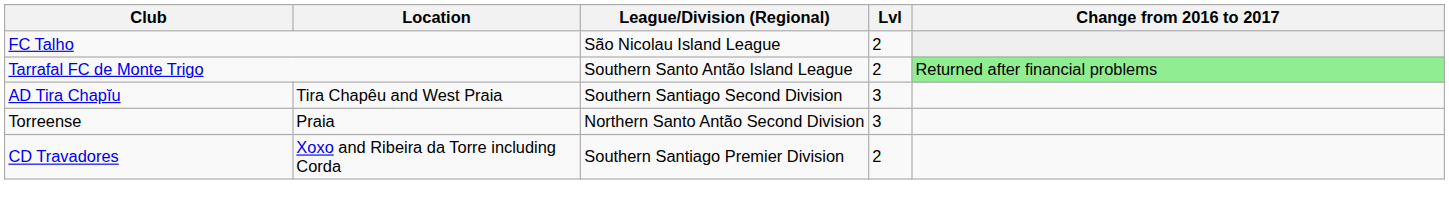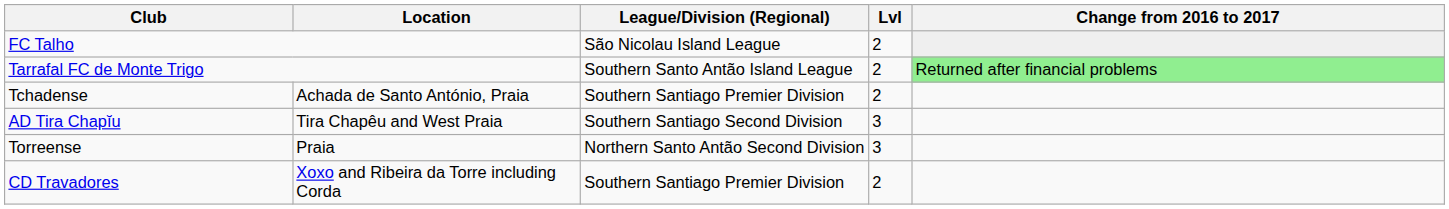+ row: (48, 96)
